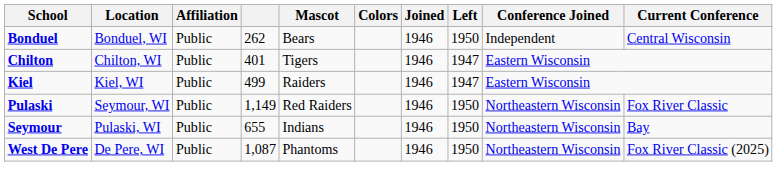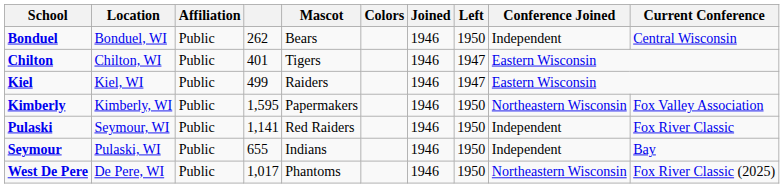+ row: (37, 104)
(260, 104) 1,149 -> (263, 127) 1,141
(553, 104) Northeastern Wisconsin -> (527, 127) Independent
(553, 127) Northeastern Wisconsin -> (527, 149) Independent
(260, 149) 1,087 -> (263, 171) 1,017
